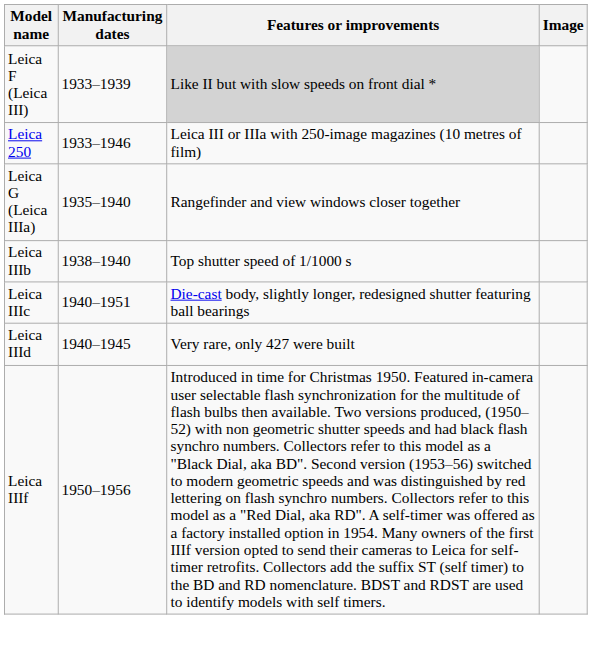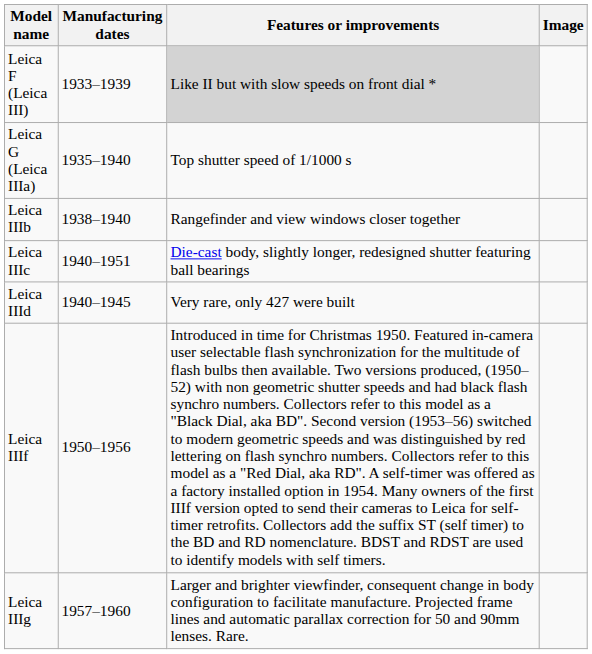- row: (25, 143)
(315, 202) Rangefinder and view windows closer together -> (261, 160) Top shutter speed of 1/1000 s
(261, 260) Top shutter speed of 1/1000 s -> (315, 219) Rangefinder and view windows closer together
+ row: (25, 610)
